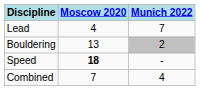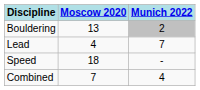rows swapped: (18, 28) <-> (31, 45)
(93, 61) bold -> (93, 61) normal
